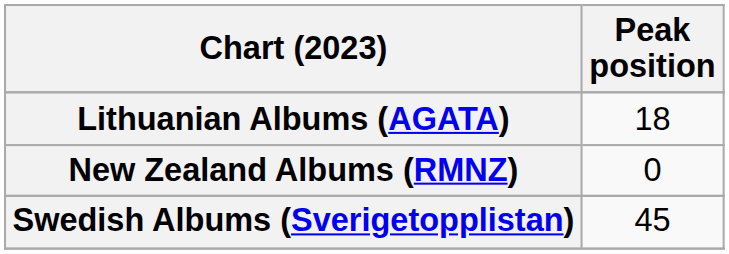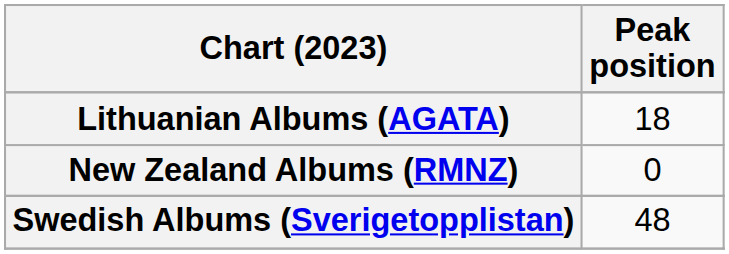(652, 221) 45 -> (652, 221) 48
